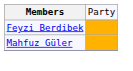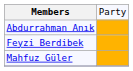+ row: (51, 27)
